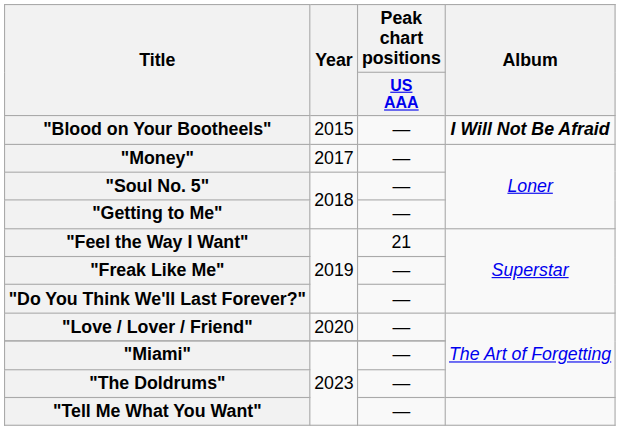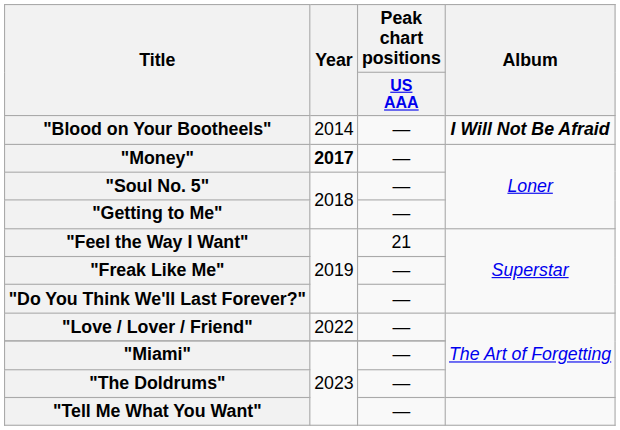(334, 129) 2015 -> (334, 129) 2014
(334, 157) normal -> (334, 157) bold
(334, 326) 2020 -> (334, 326) 2022
